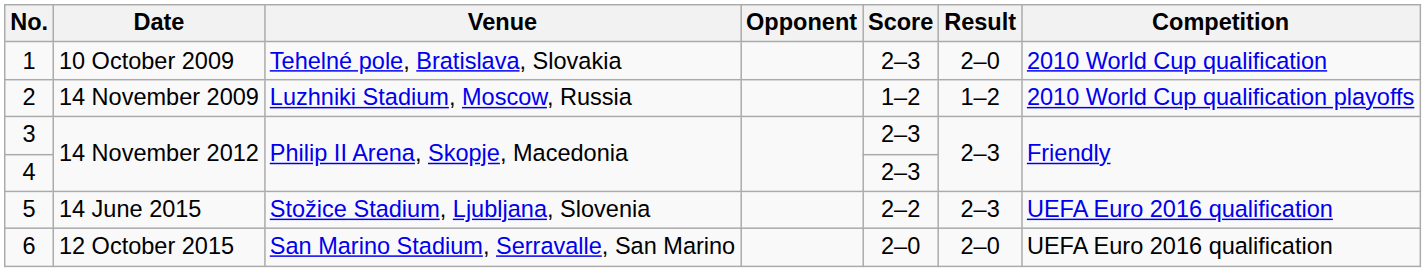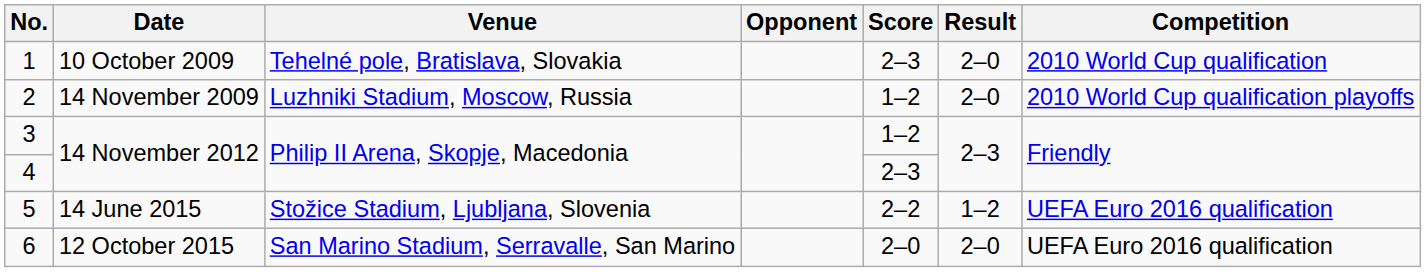(980, 97) 1–2 -> (980, 97) 2–0
(901, 135) 2–3 -> (901, 135) 1–2
(980, 209) 2–3 -> (980, 209) 1–2
